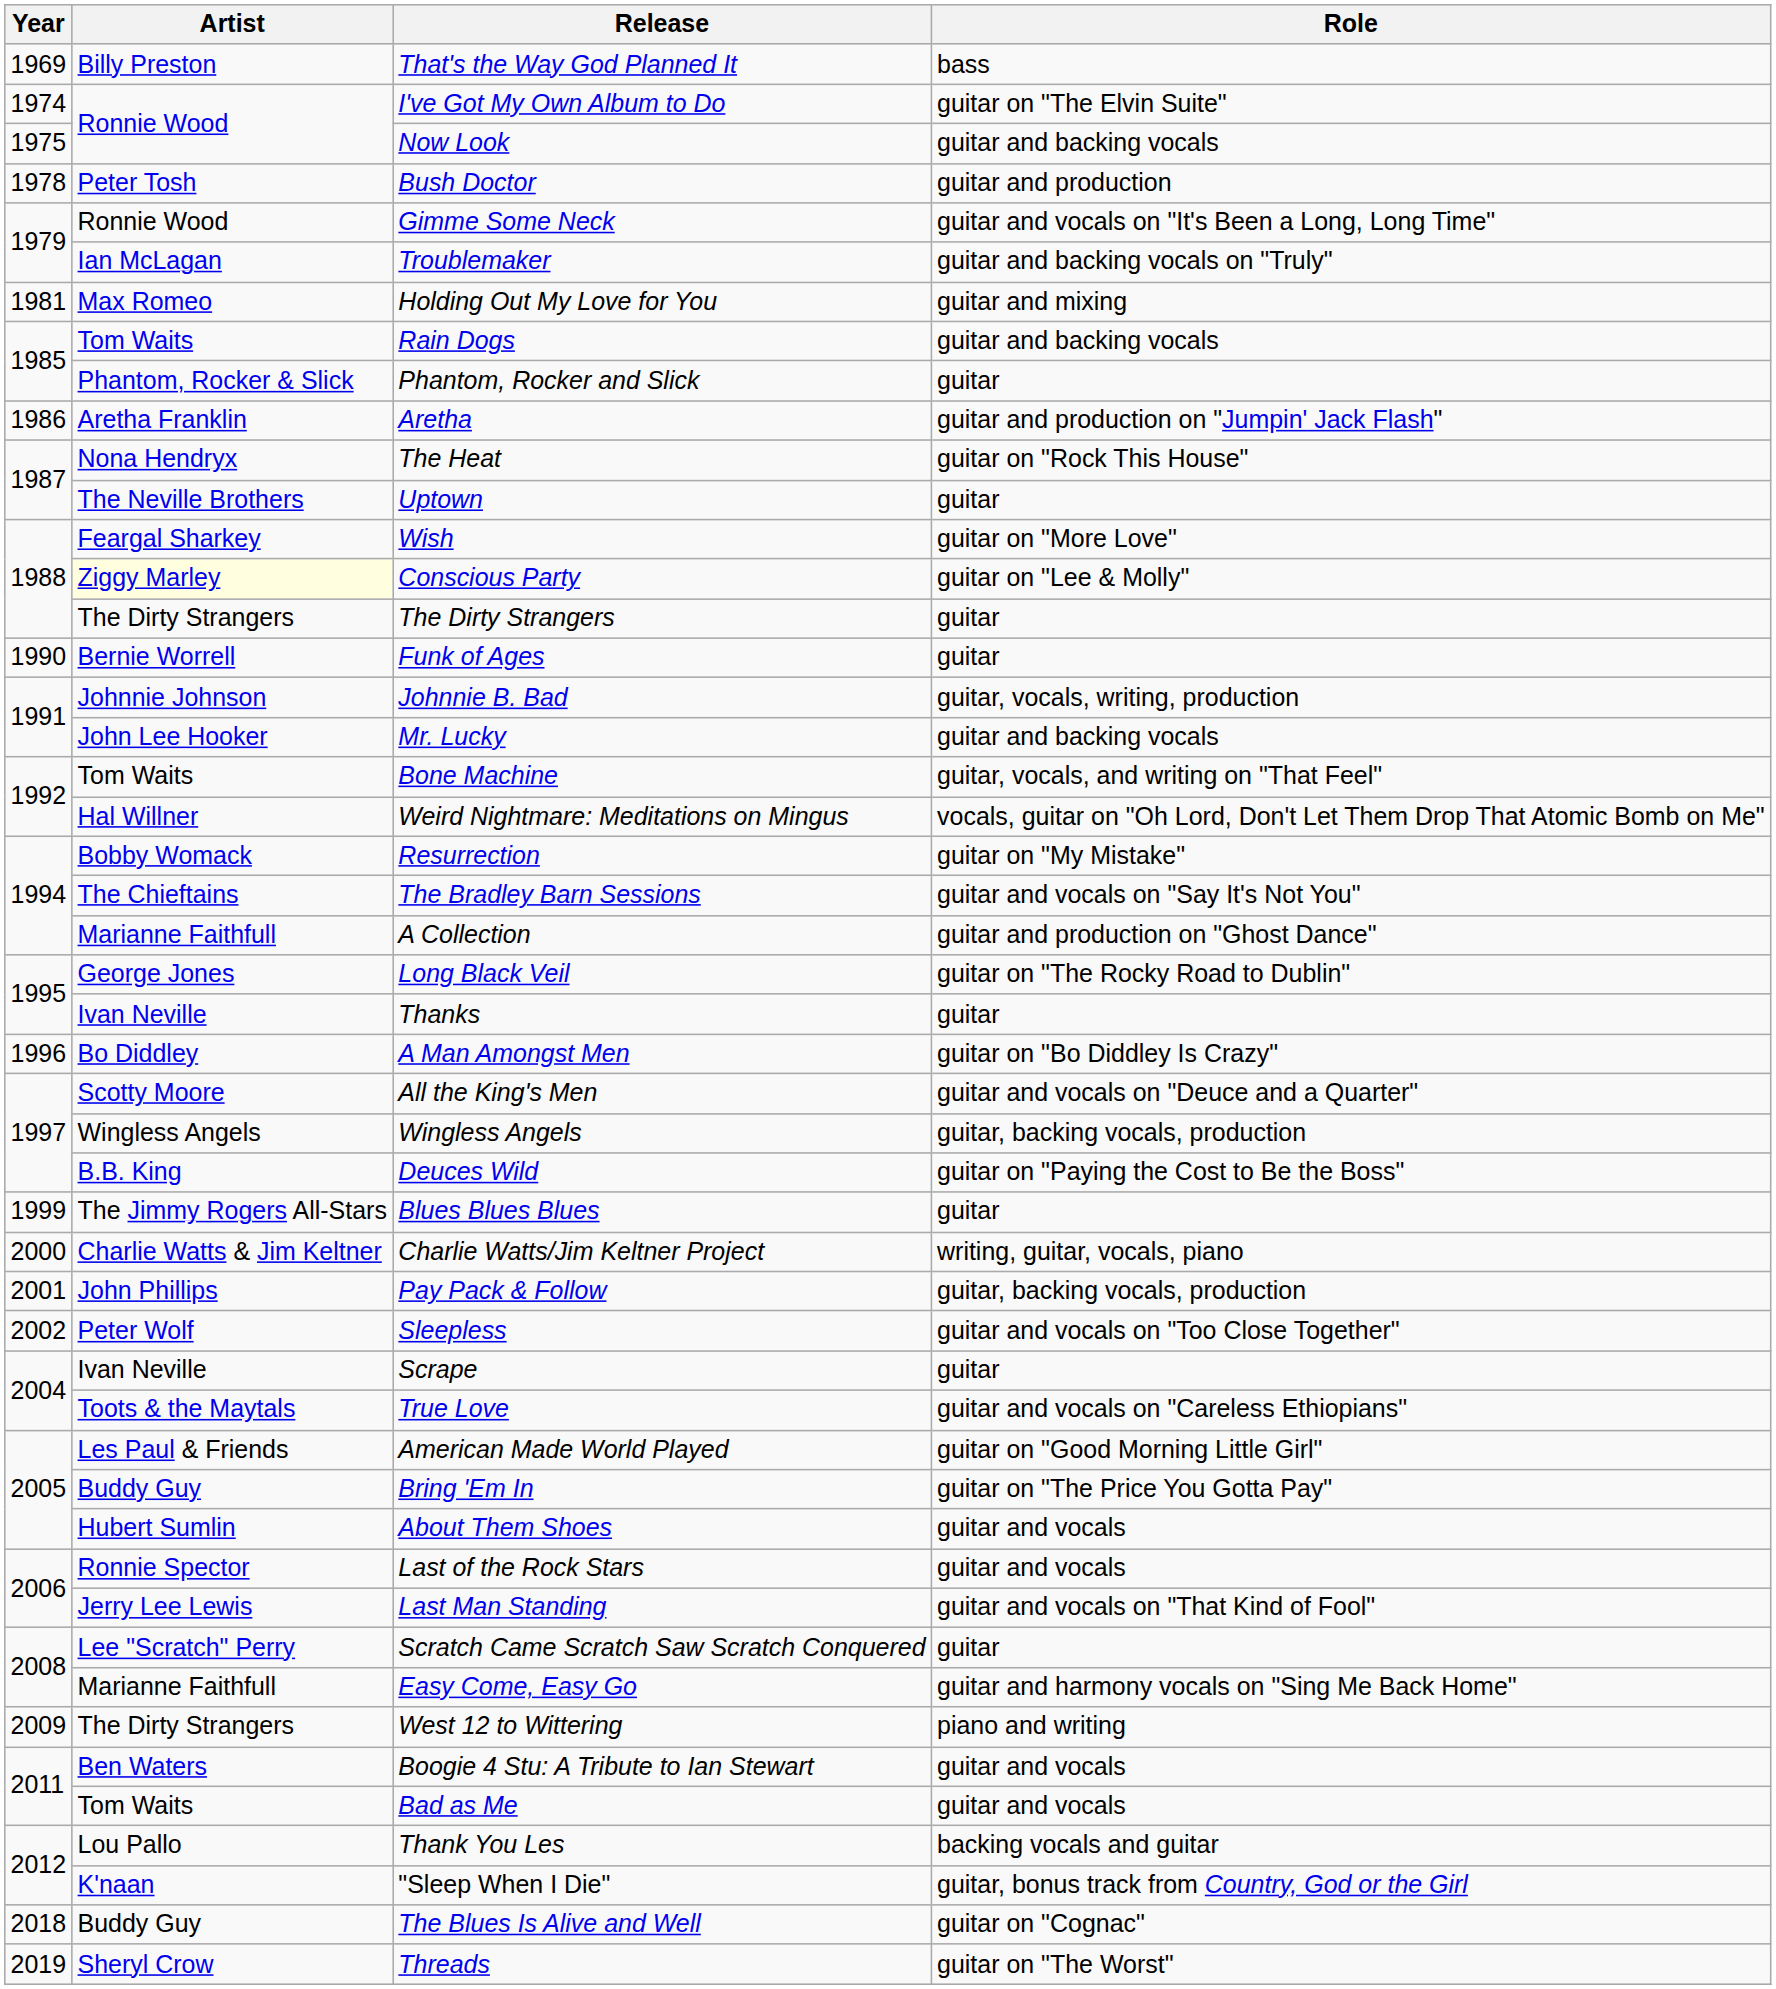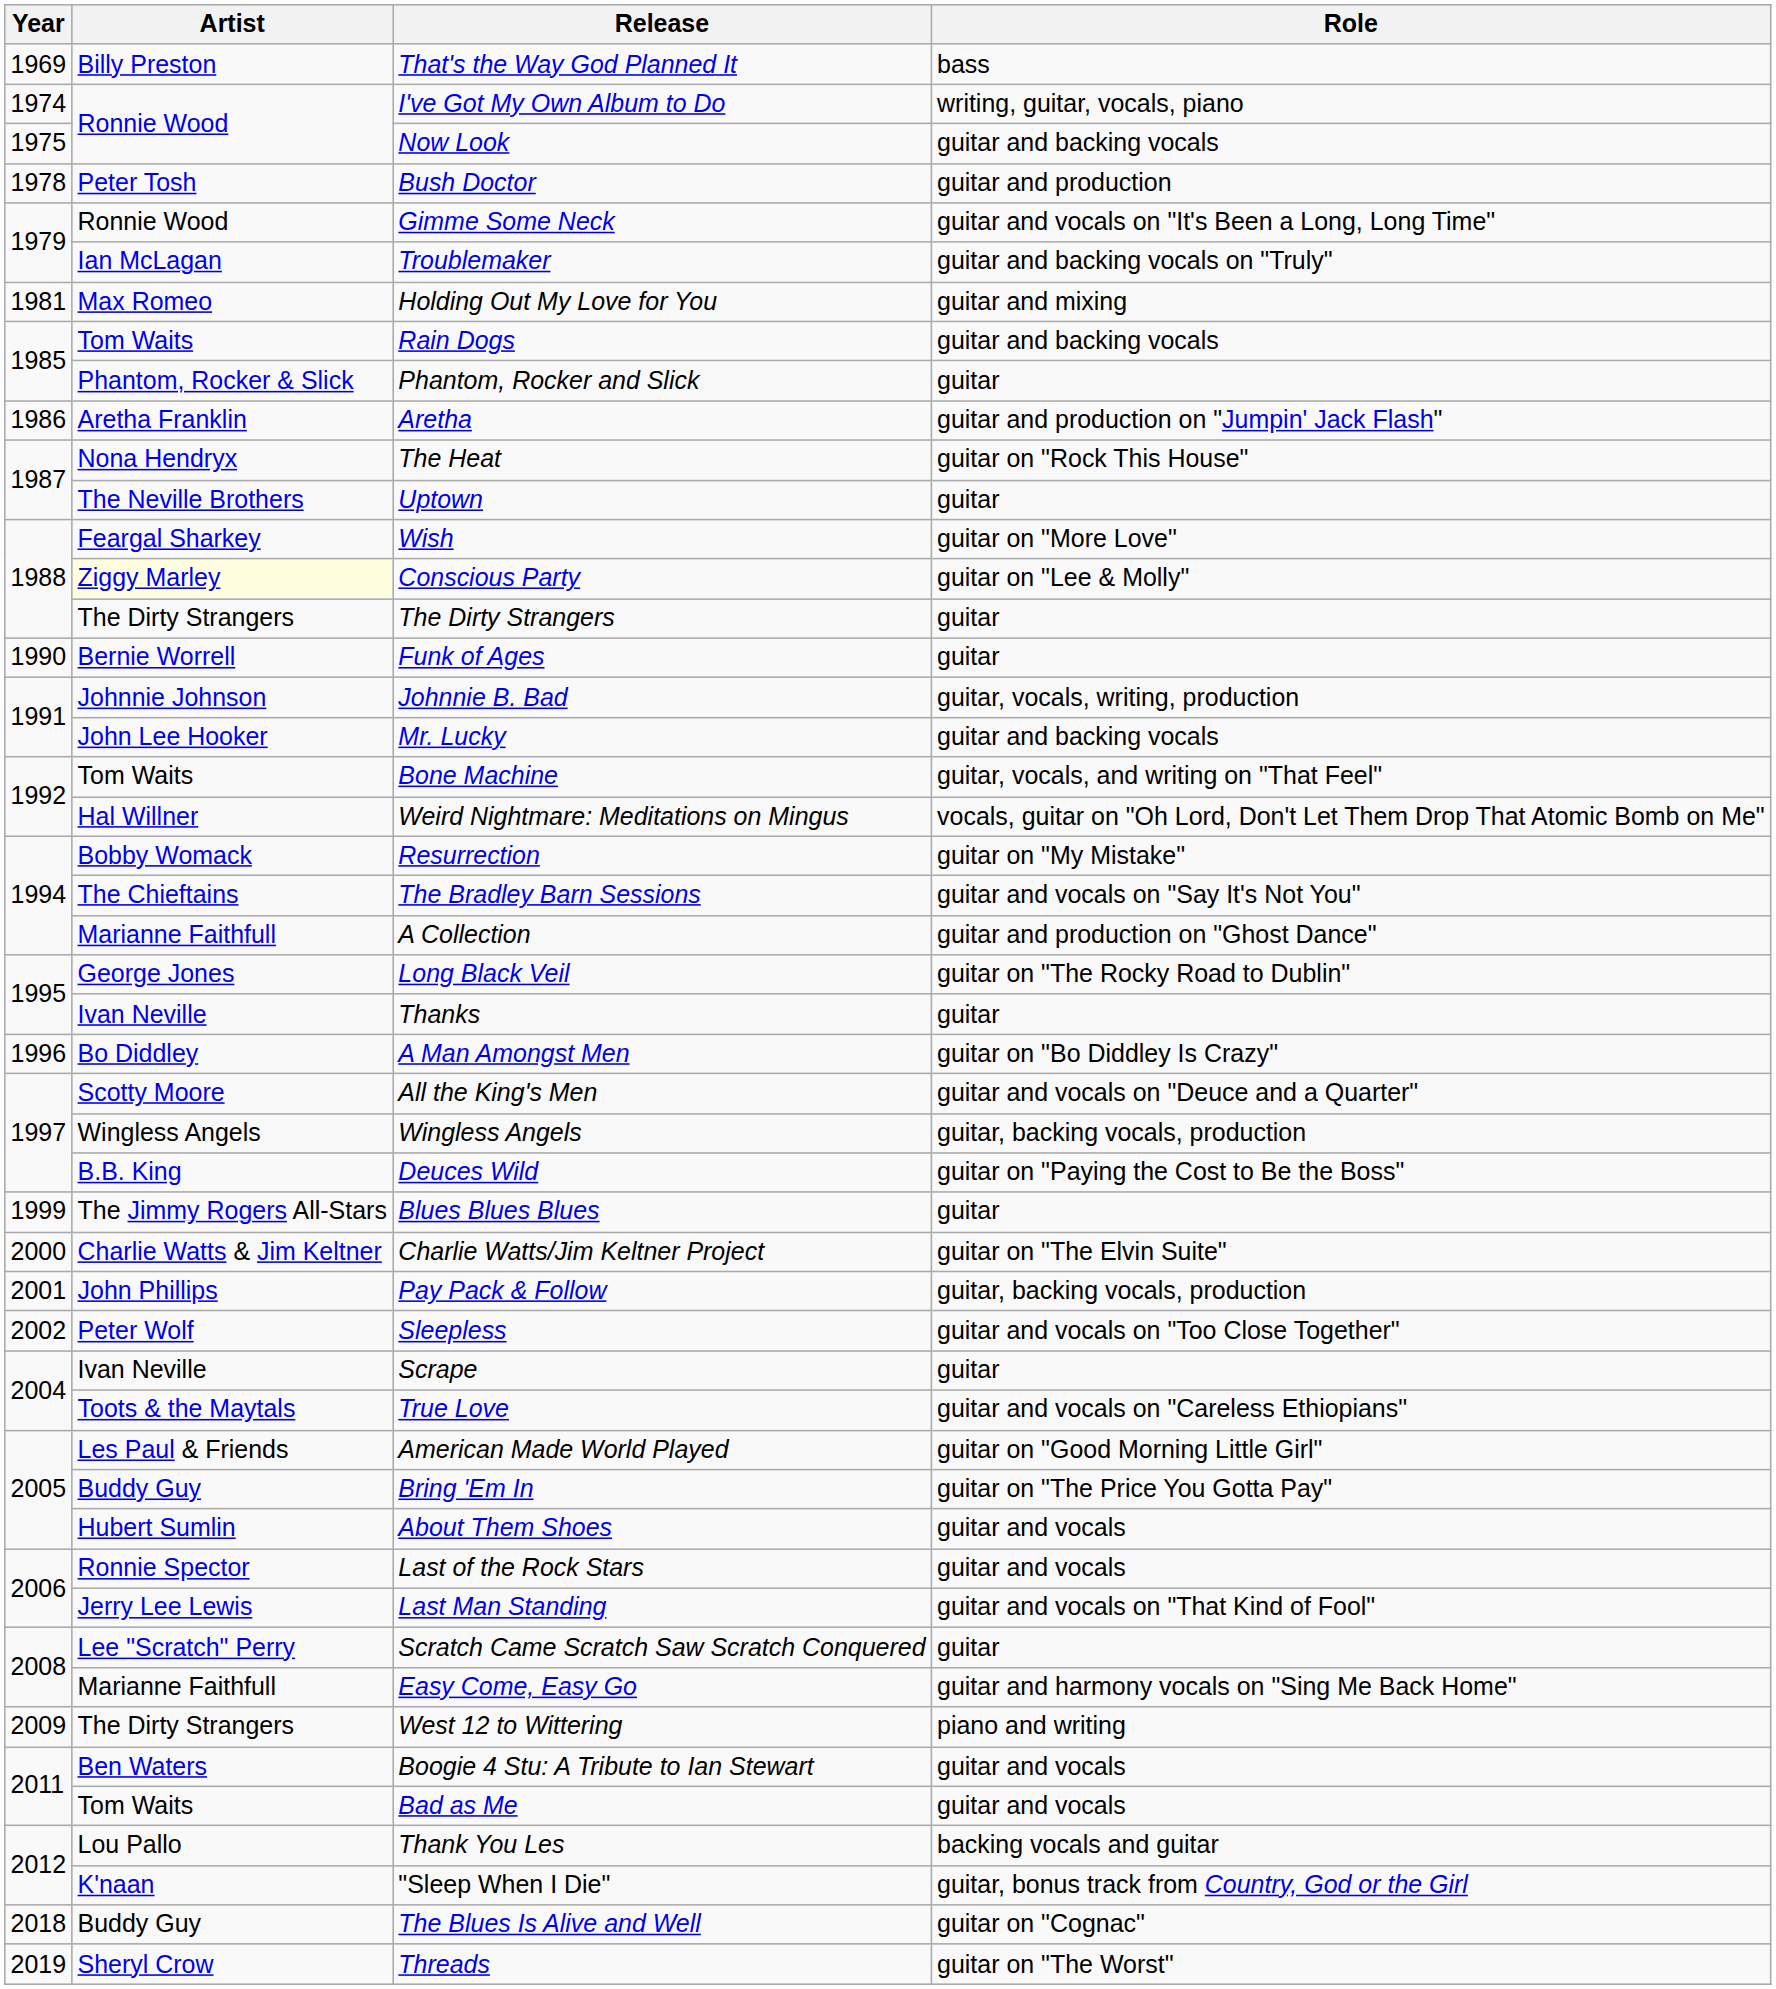(1082, 103) guitar on "The Elvin Suite" -> (1090, 103) writing, guitar, vocals, piano
(1090, 1251) writing, guitar, vocals, piano -> (1082, 1251) guitar on "The Elvin Suite"
